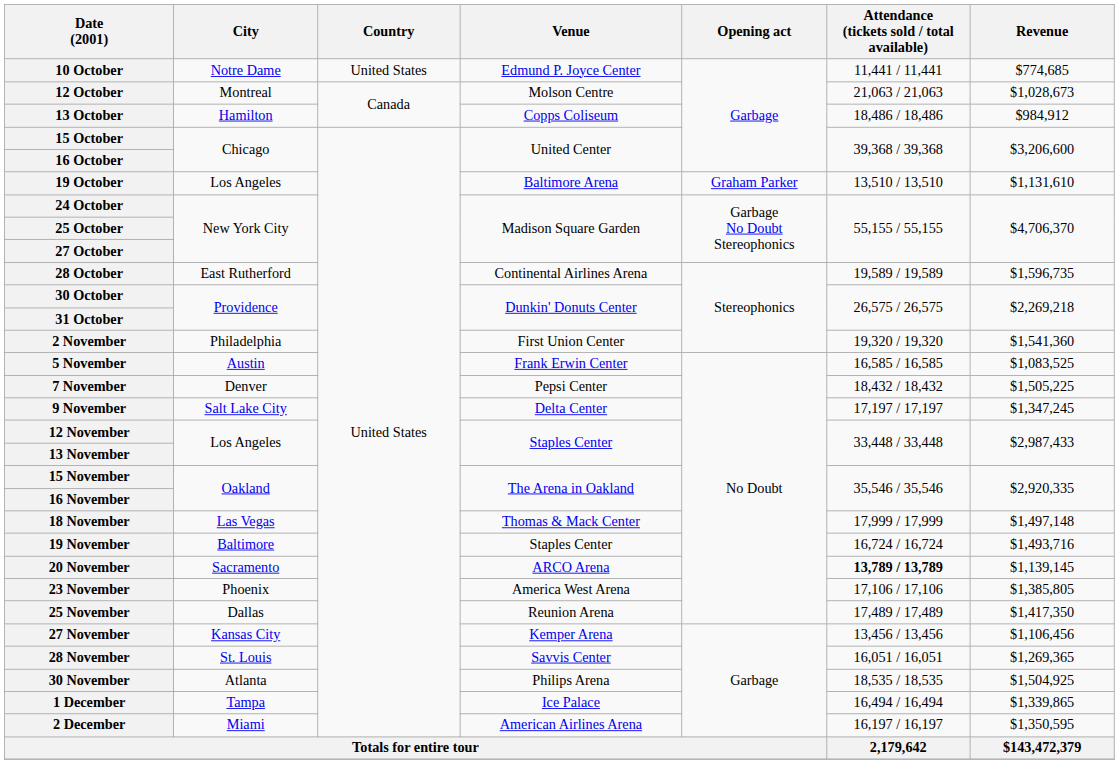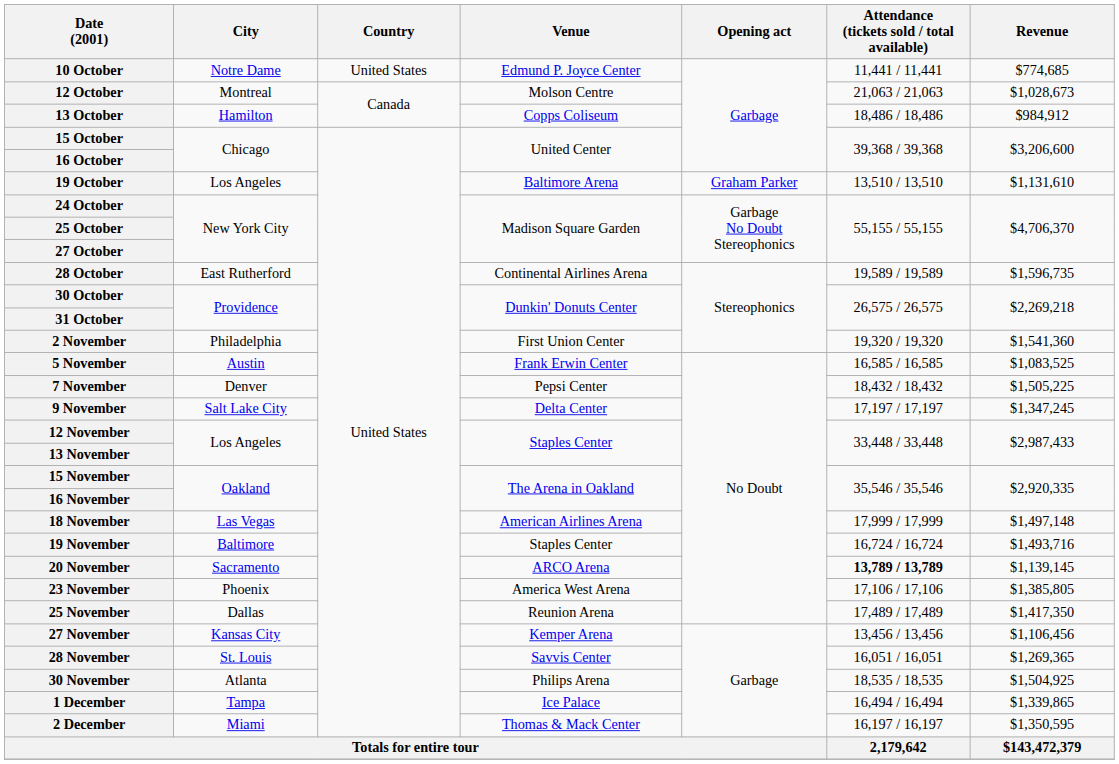(571, 522) Thomas & Mack Center -> (571, 522) American Airlines Arena
(571, 725) American Airlines Arena -> (571, 725) Thomas & Mack Center
